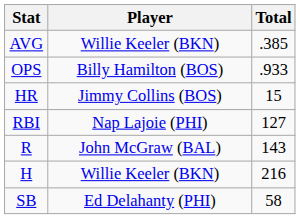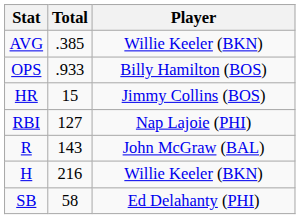columns swapped: (150, 17) <-> (274, 17)
